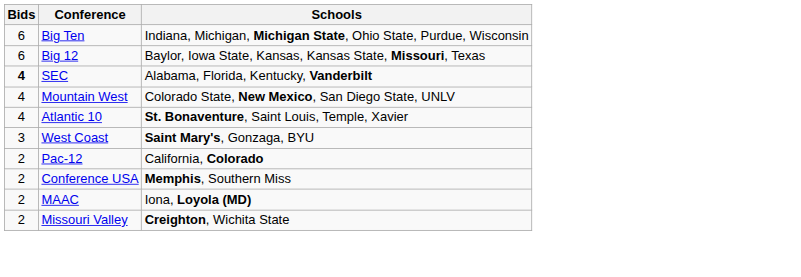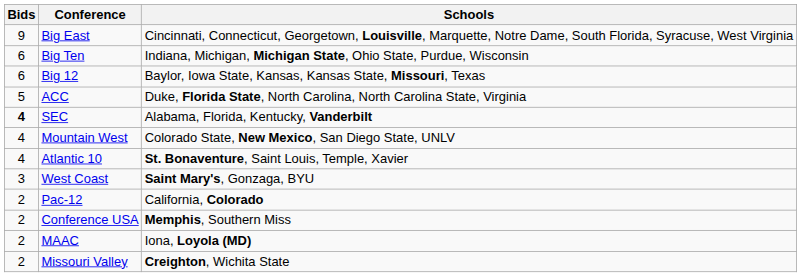+ row: (66, 35)
+ row: (55, 96)
